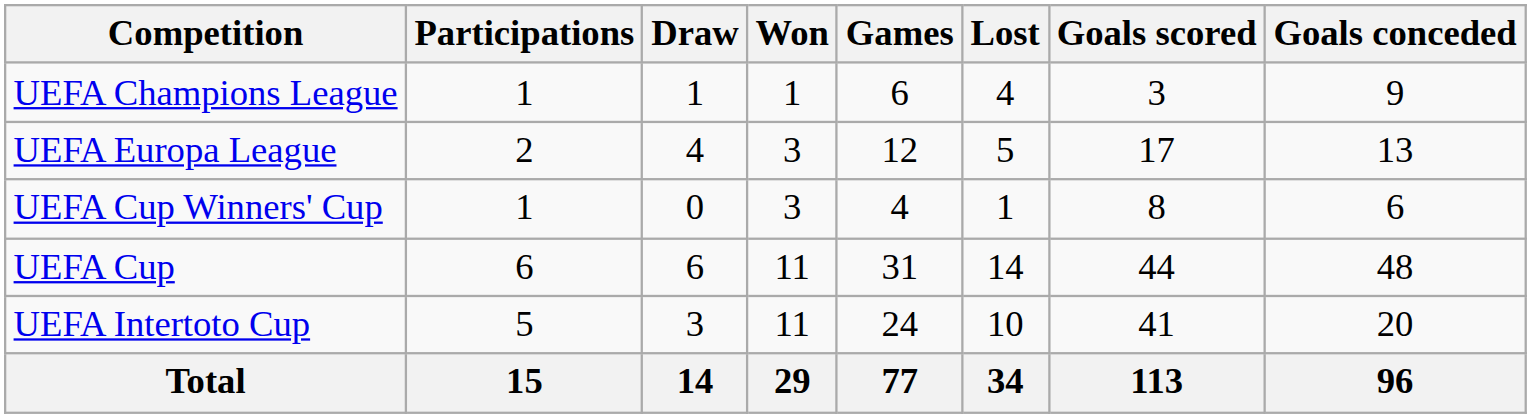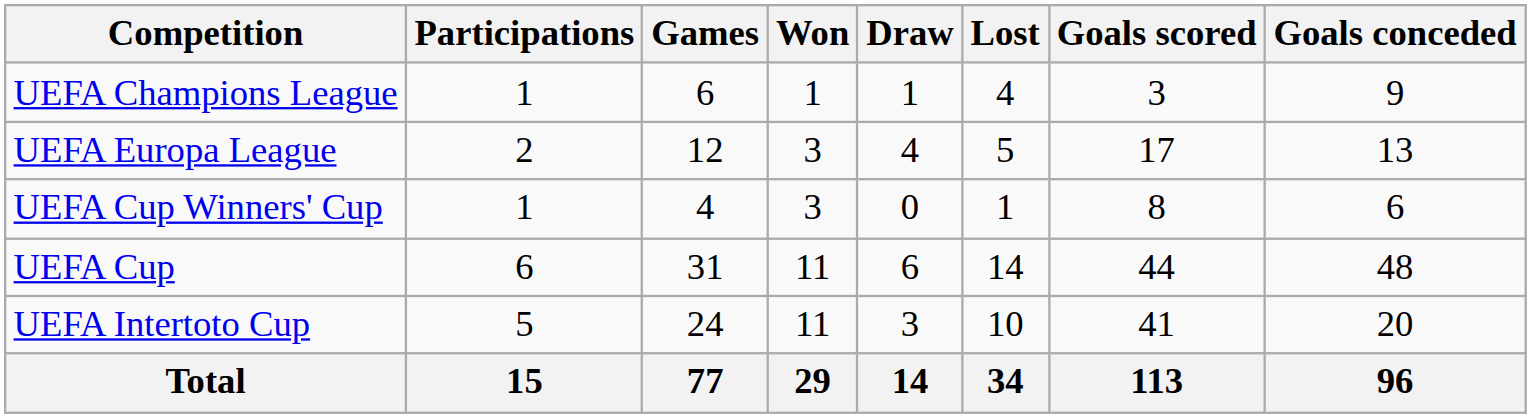columns swapped: (900, 33) <-> (695, 33)
